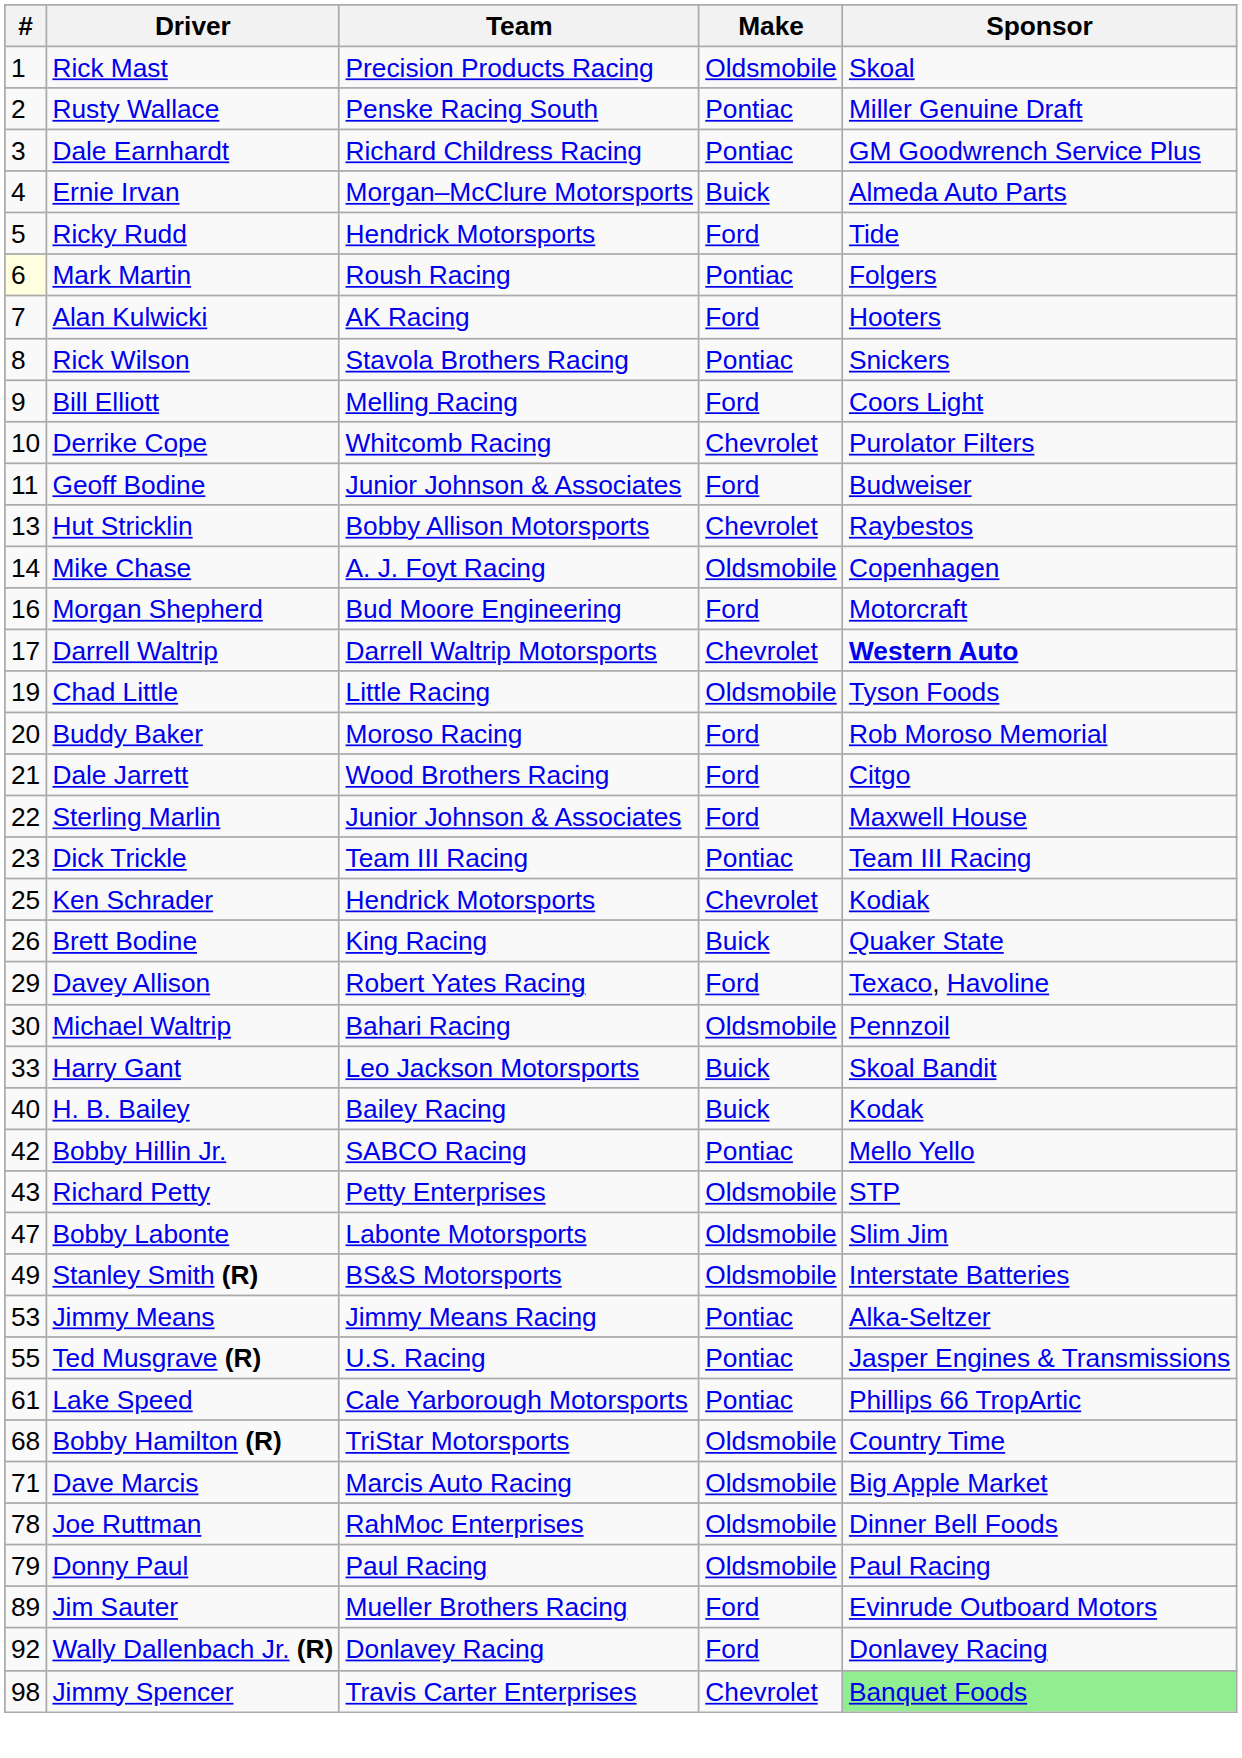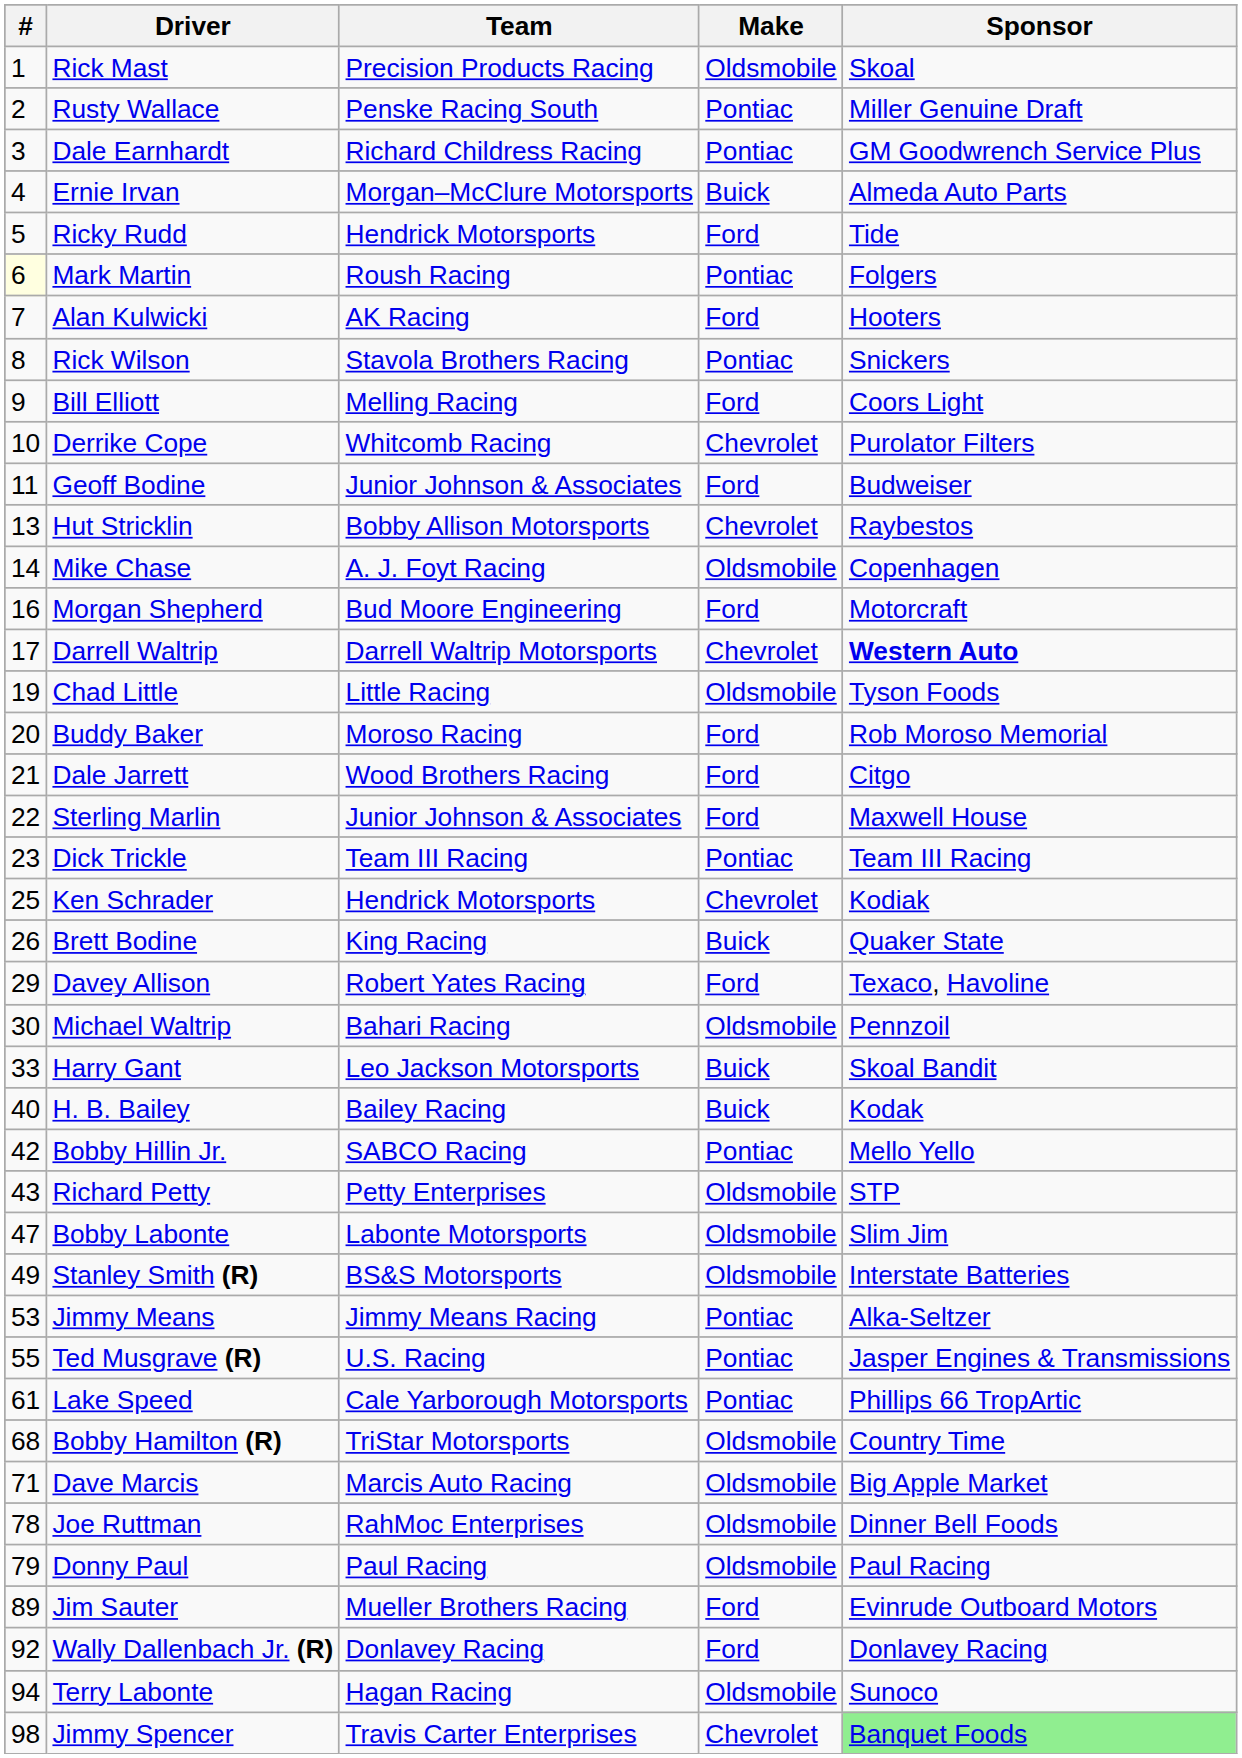+ row: (133, 1691)
